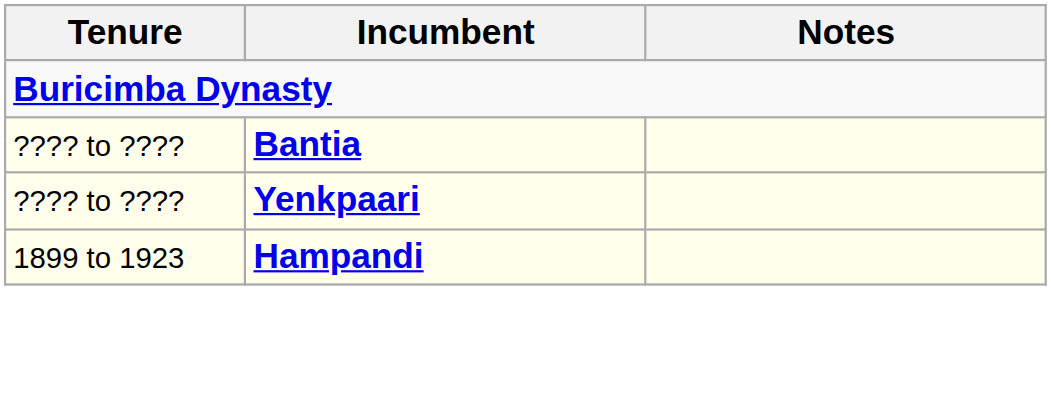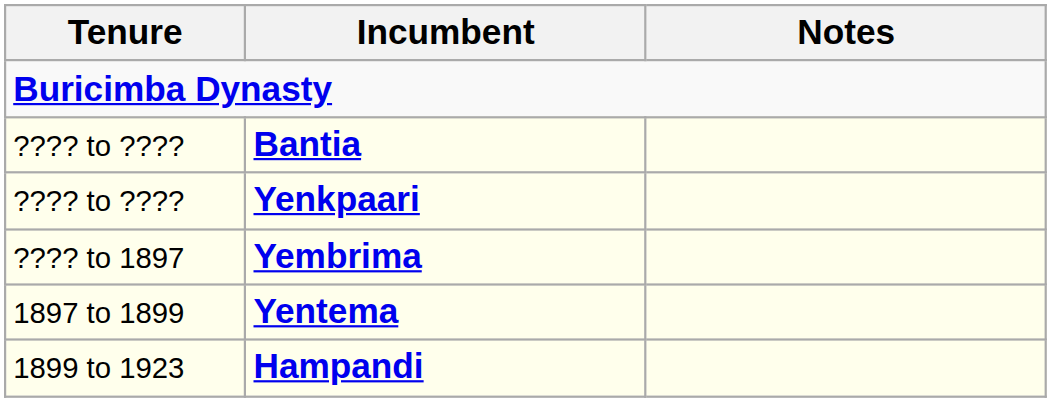+ row: (338, 255)
+ row: (326, 311)
